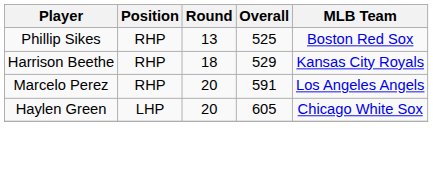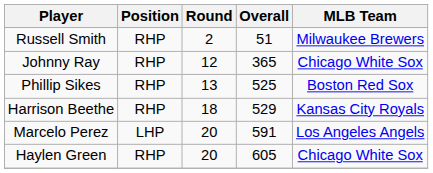+ row: (61, 39)
+ row: (61, 62)
(150, 86) RHP -> (150, 132) LHP
(150, 109) LHP -> (150, 156) RHP
